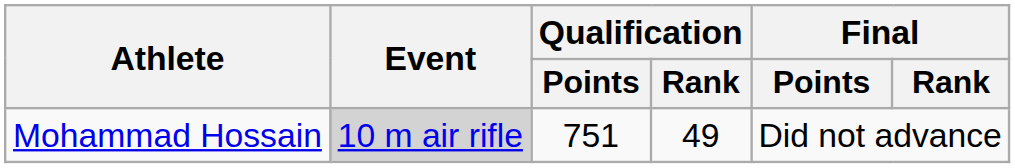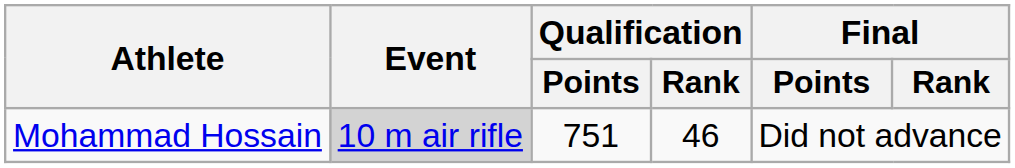(701, 136) 49 -> (701, 136) 46
